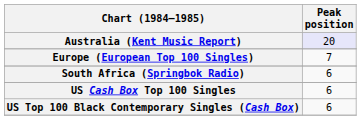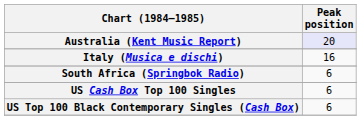- row: (153, 57)
+ row: (153, 57)
